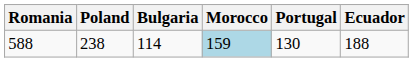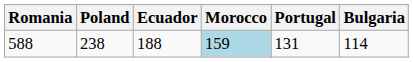columns swapped: (375, 17) <-> (168, 17)
(288, 43) 130 -> (287, 43) 131
